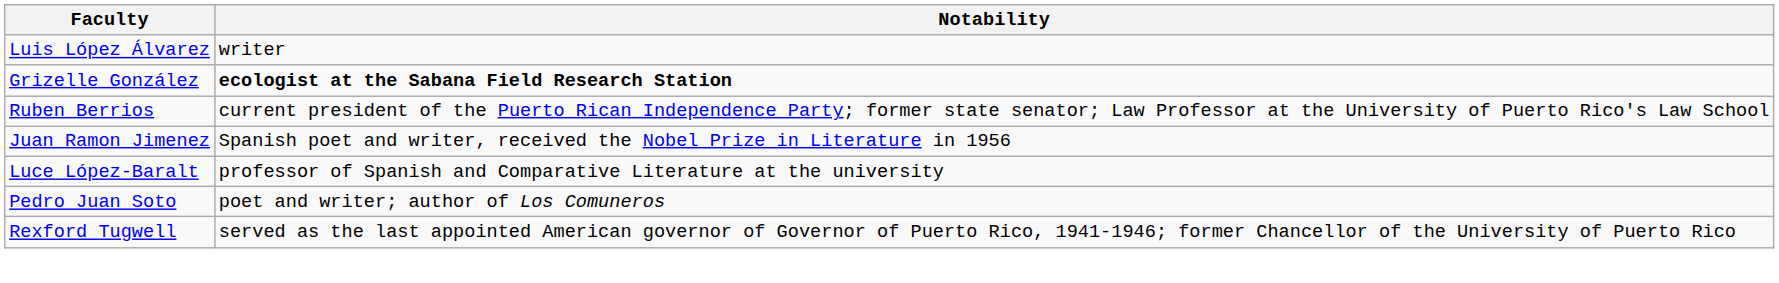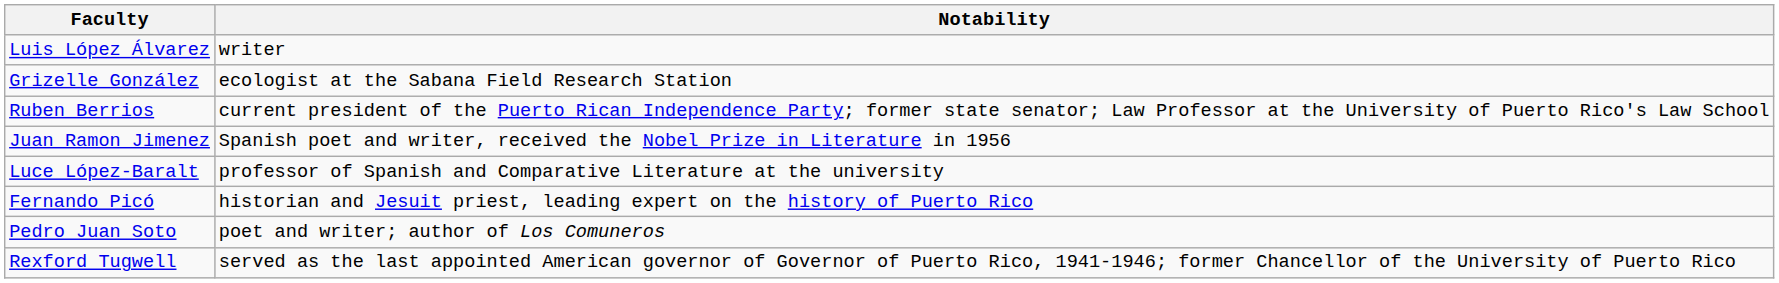(475, 80) bold -> (475, 80) normal
+ row: (82, 202)
